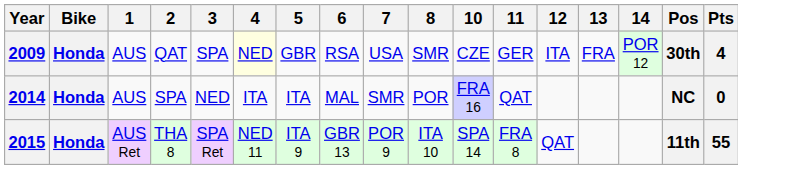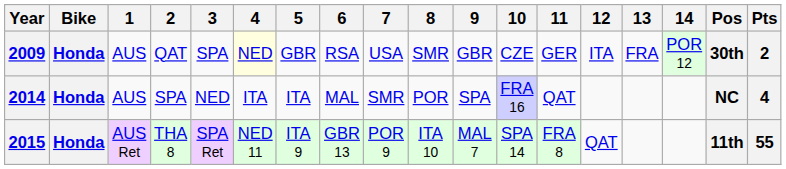+ column: (475, 18)
(721, 53) 4 -> (765, 53) 2
(721, 98) 0 -> (765, 98) 4
